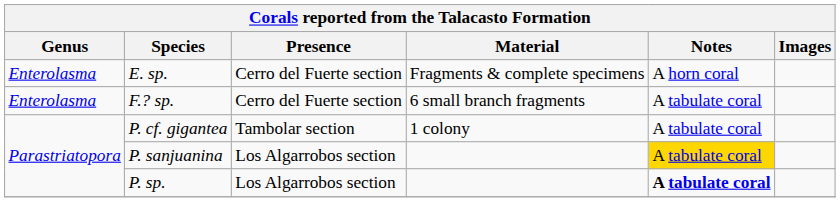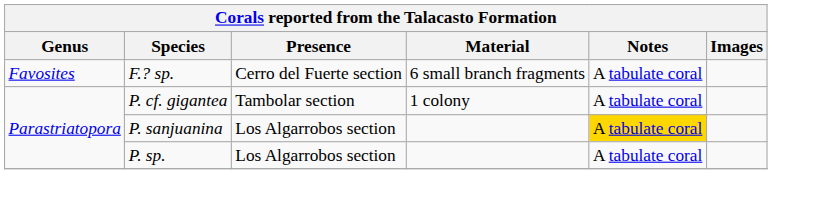- row: (148, 73)
(52, 100) Enterolasma -> (42, 73) Favosites
(711, 182) bold -> (648, 155) normal
